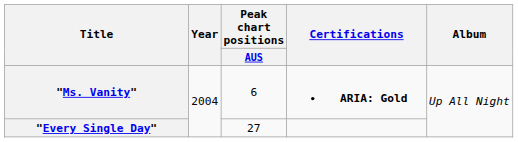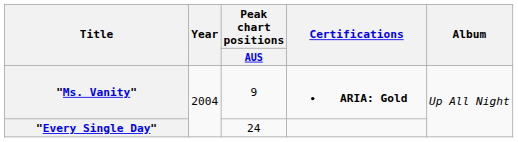(254, 92) 6 -> (254, 92) 9
(254, 128) 27 -> (254, 128) 24
